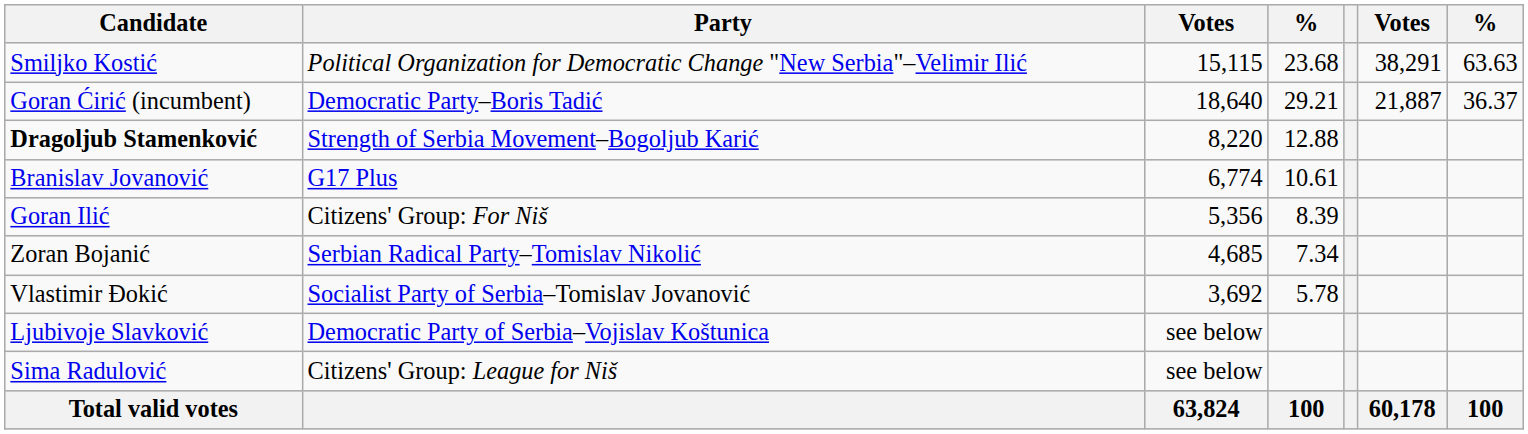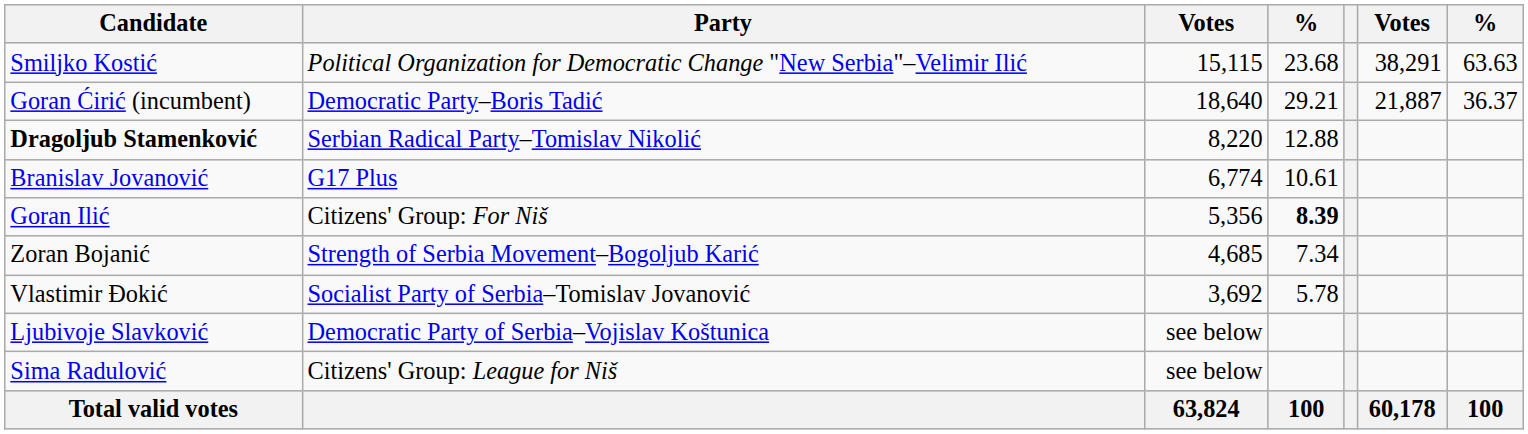(533, 139) Strength of Serbia Movement–Bogoljub Karić -> (504, 139) Serbian Radical Party–Tomislav Nikolić
(1317, 216) normal -> (1317, 216) bold
(504, 255) Serbian Radical Party–Tomislav Nikolić -> (533, 255) Strength of Serbia Movement–Bogoljub Karić
